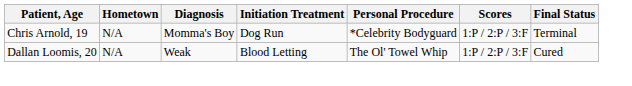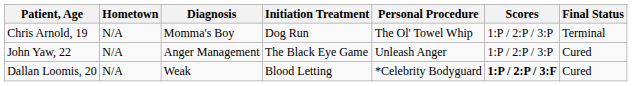(403, 33) *Celebrity Bodyguard -> (424, 33) The Ol' Towel Whip
(495, 33) 1:P / 2:P / 3:F -> (520, 33) 1:P / 2:P / 3:P
+ row: (39, 52)
(399, 52) The Ol' Towel Whip -> (428, 71) *Celebrity Bodyguard
(495, 52) normal -> (522, 71) bold
